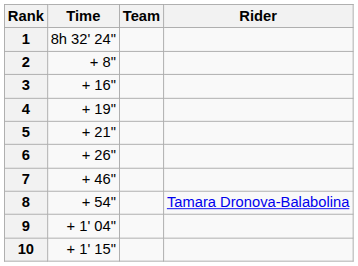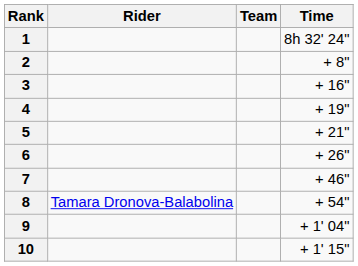columns swapped: (258, 16) <-> (83, 16)
